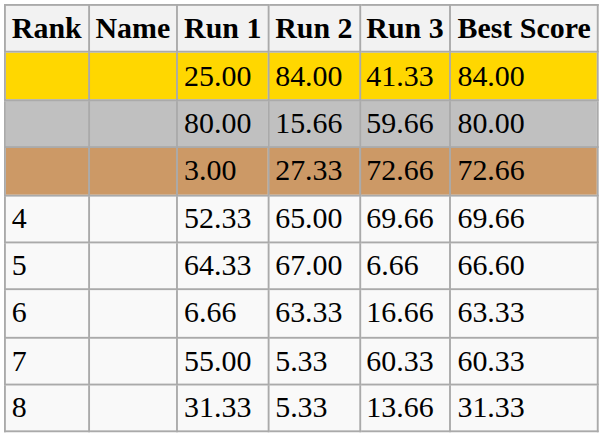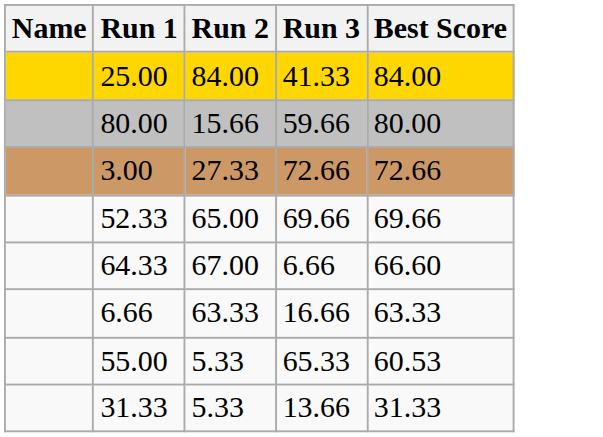- column: (47, 28)
(400, 360) 60.33 -> (316, 360) 65.33
(491, 360) 60.33 -> (407, 360) 60.53
